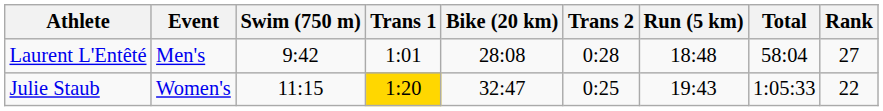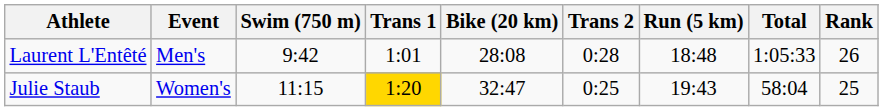(784, 55) 58:04 -> (784, 55) 1:05:33
(849, 55) 27 -> (849, 55) 26
(784, 89) 1:05:33 -> (784, 89) 58:04
(849, 89) 22 -> (849, 89) 25
